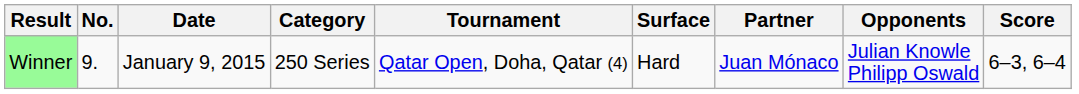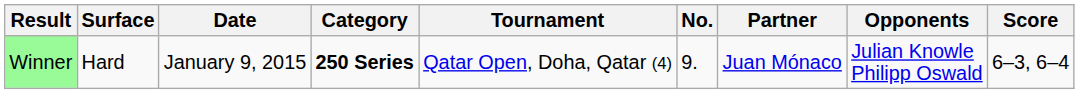columns swapped: (98, 20) <-> (674, 20)
(322, 62) normal -> (365, 62) bold
